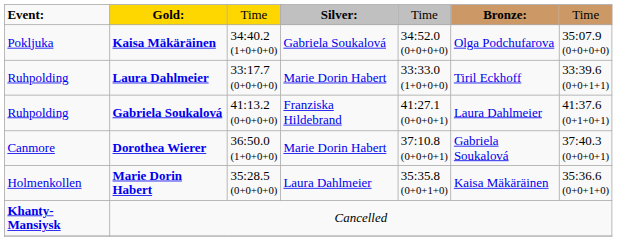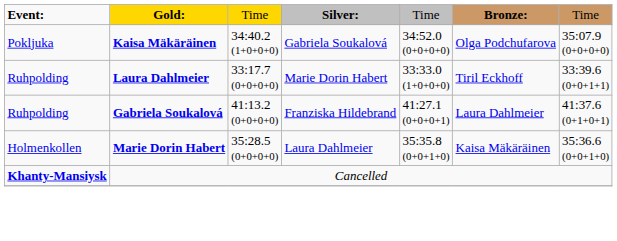- row: (159, 148)
